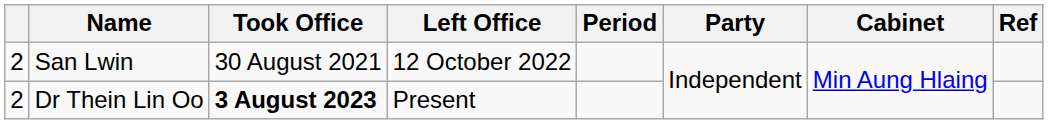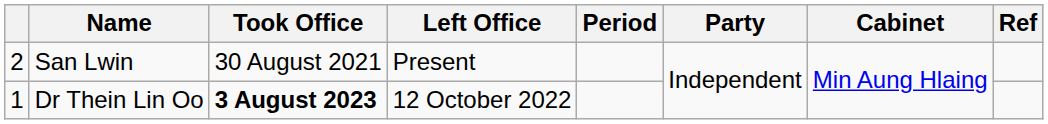(482, 61) 12 October 2022 -> (434, 61) Present
(17, 99) 2 -> (17, 99) 1
(434, 99) Present -> (482, 99) 12 October 2022
